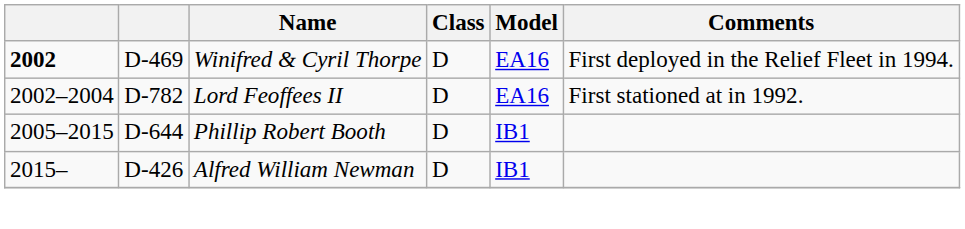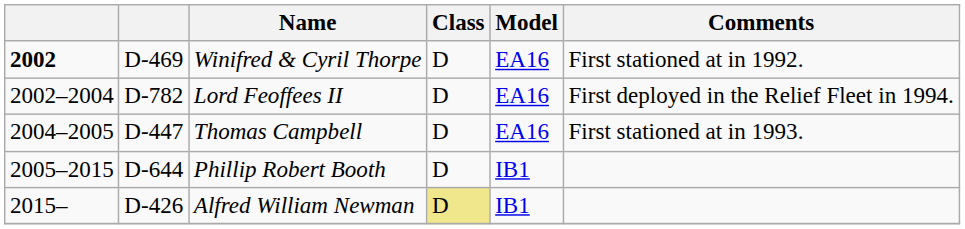(761, 59) First deployed in the Relief Fleet in 1994. -> (686, 59) First stationed at in 1992.
(686, 95) First stationed at in 1992. -> (761, 95) First deployed in the Relief Fleet in 1994.
+ row: (278, 132)
(440, 168) no background -> (440, 205) khaki background
